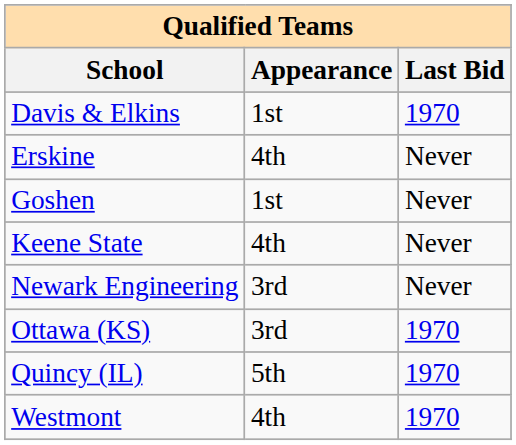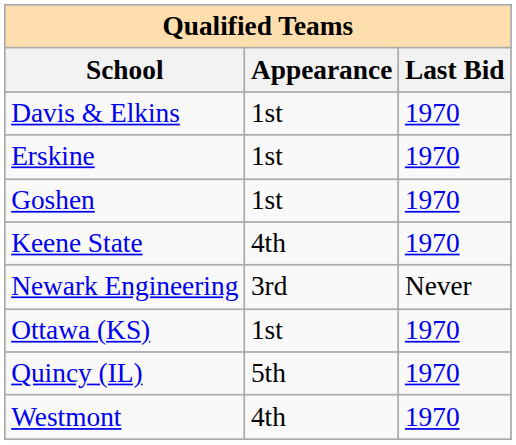(268, 156) 4th -> (267, 156) 1st
(438, 156) Never -> (432, 156) 1970
(438, 199) Never -> (432, 199) 1970
(438, 243) Never -> (432, 243) 1970
(269, 329) 3rd -> (267, 329) 1st
